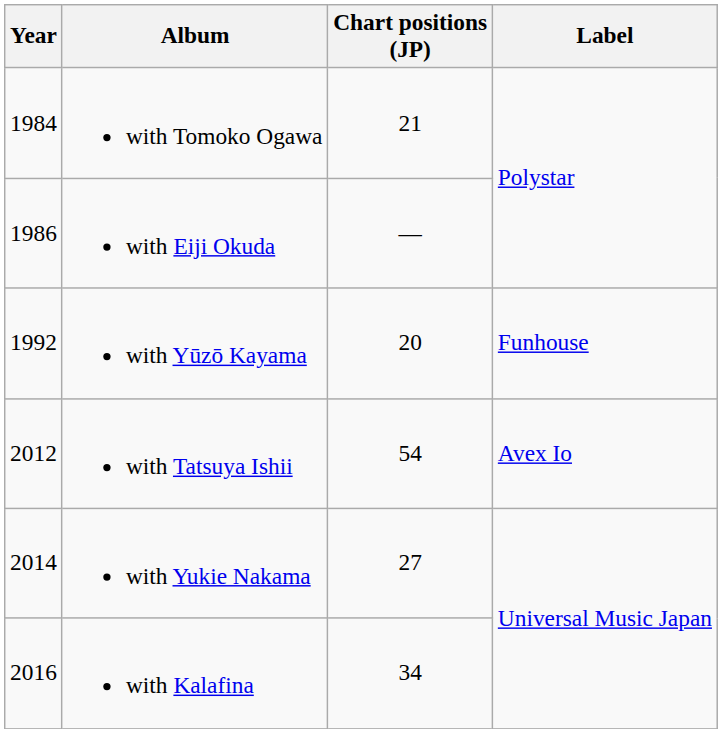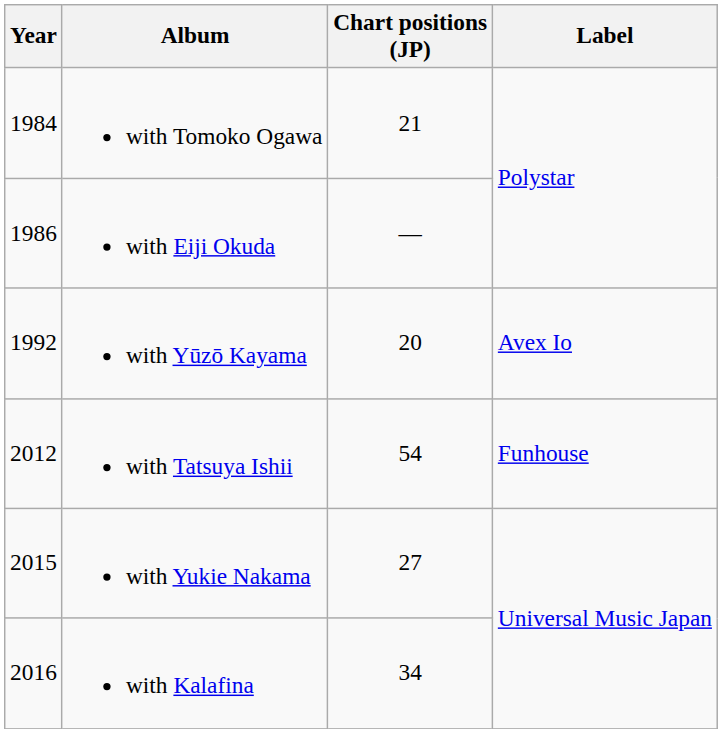(543, 342) Funhouse -> (535, 342) Avex Io
(535, 452) Avex Io -> (543, 452) Funhouse
(33, 563) 2014 -> (33, 563) 2015
